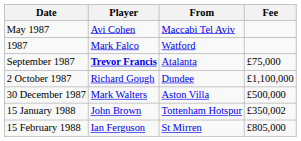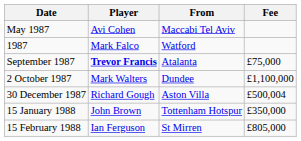(123, 78) Richard Gough -> (119, 78) Mark Walters
(119, 95) Mark Walters -> (123, 95) Richard Gough
(266, 95) £500,000 -> (266, 95) £500,004
(266, 111) £350,002 -> (266, 111) £350,000
